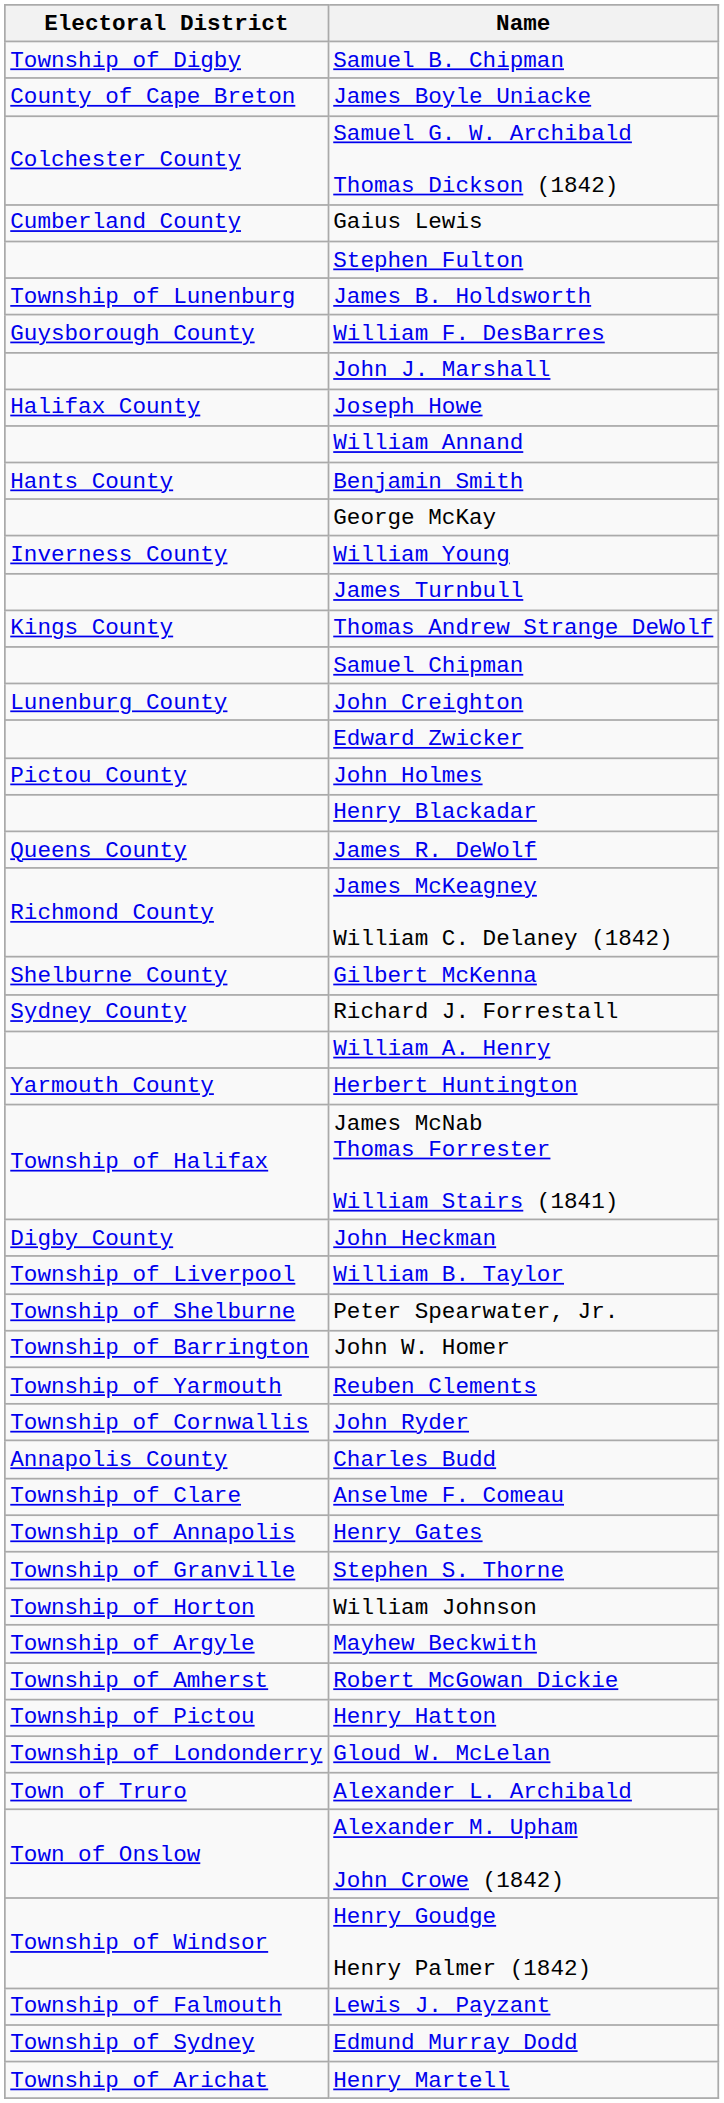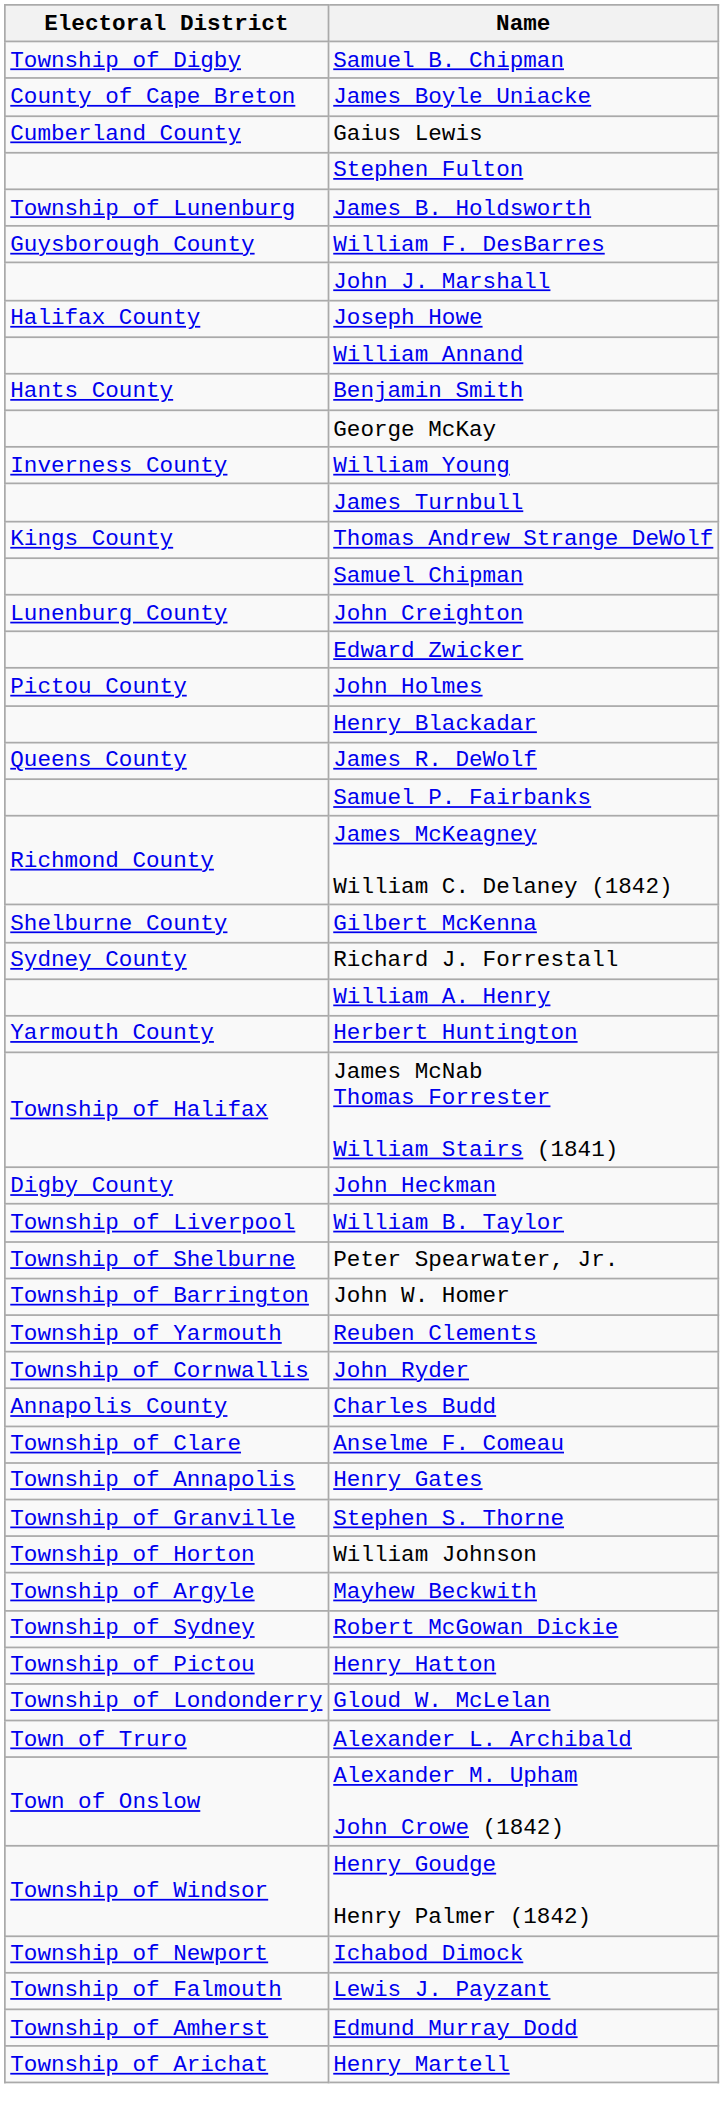- row: (483, 160)
+ row: (462, 797)
(139, 1681) Township of Amherst -> (132, 1628) Township of Sydney
+ row: (428, 1954)
(132, 2043) Township of Sydney -> (139, 2028) Township of Amherst
